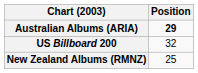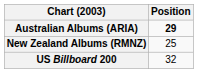rows swapped: (76, 60) <-> (76, 44)
